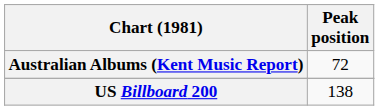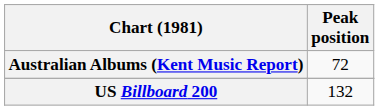(340, 91) 138 -> (340, 91) 132
